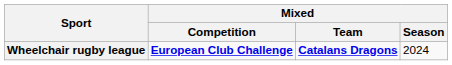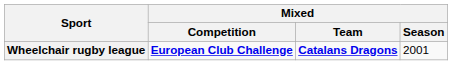(416, 50) 2024 -> (416, 50) 2001
